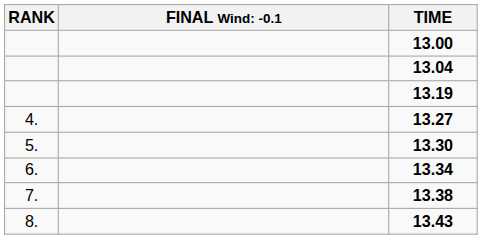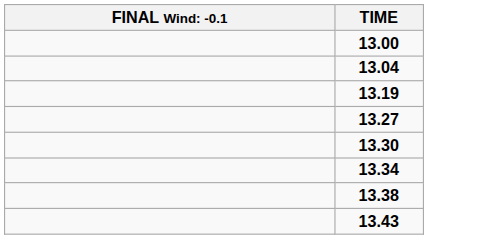- column: (32, 18)
